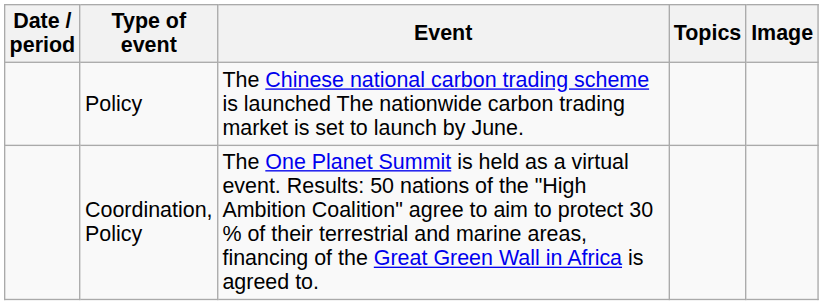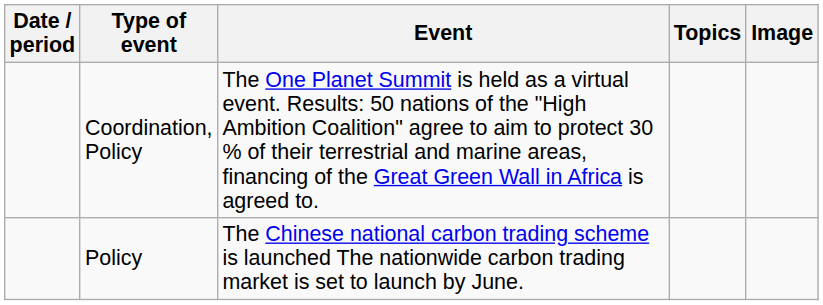rows swapped: (149, 222) <-> (114, 103)
